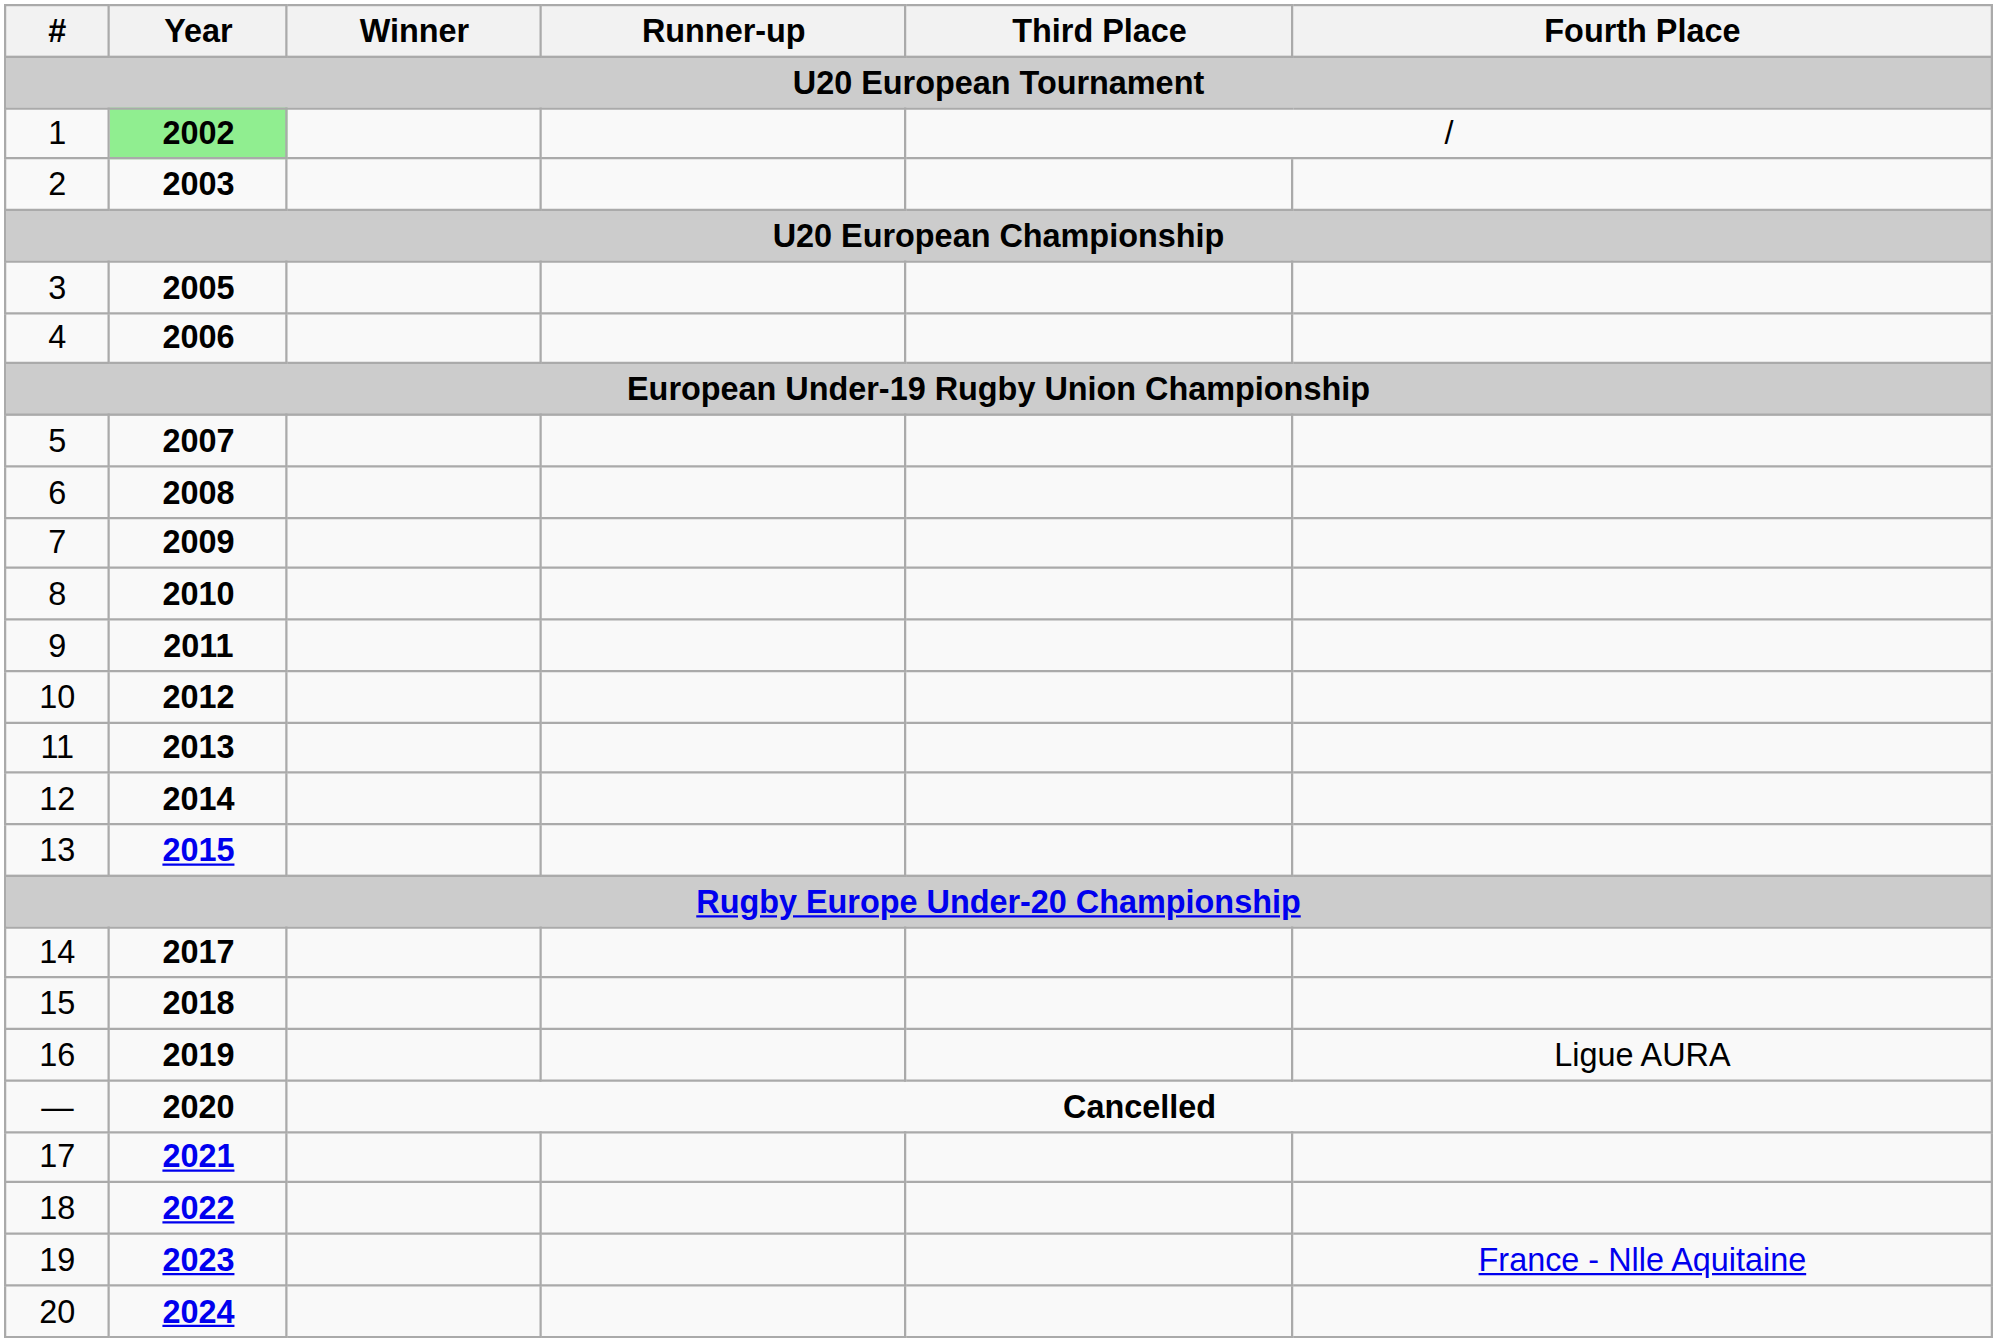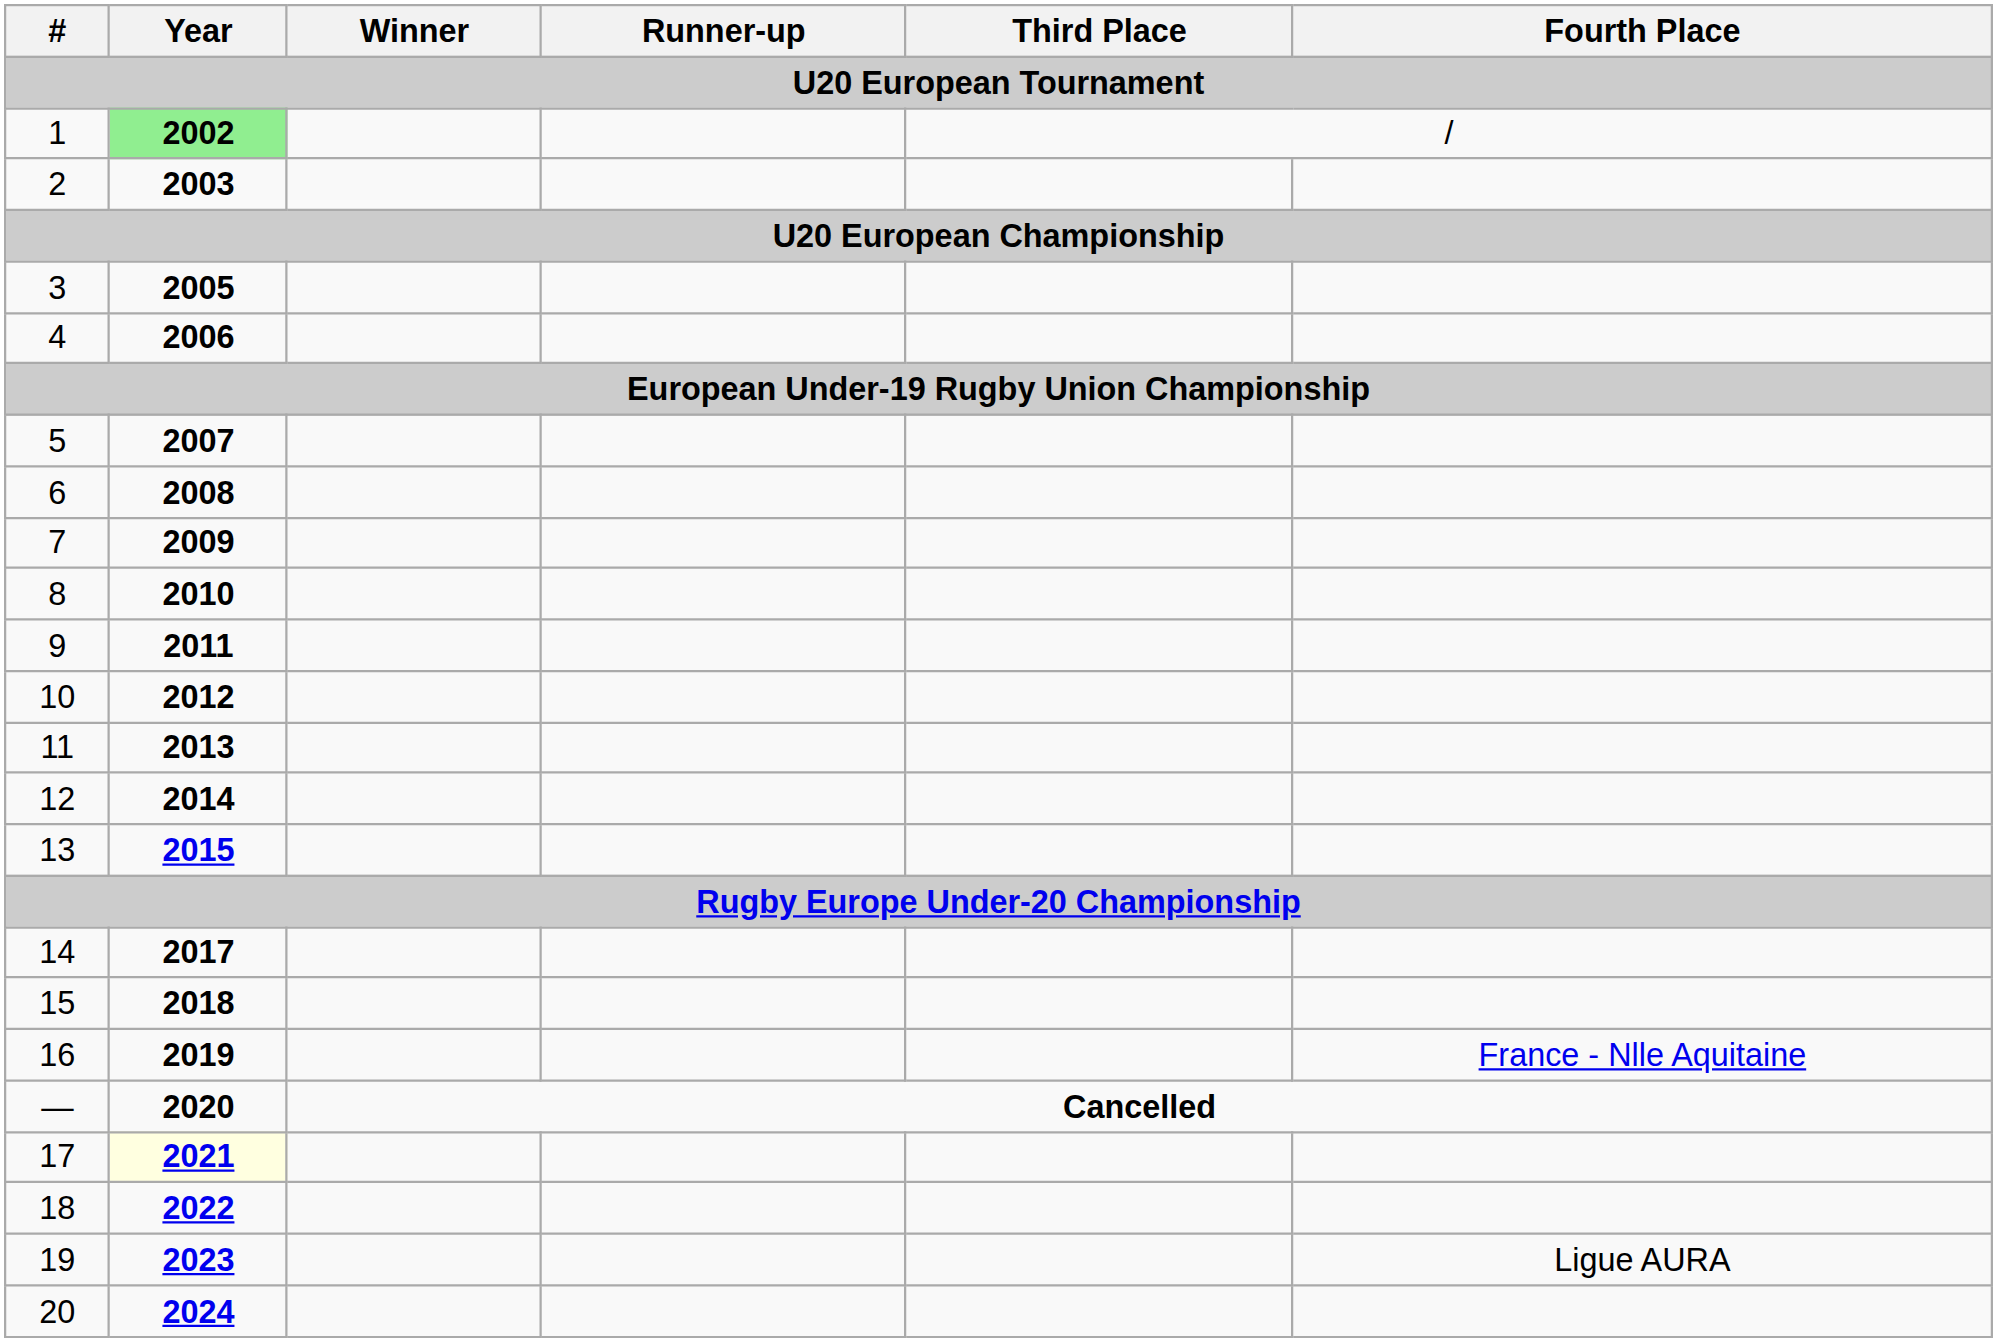(1642, 1055) Ligue AURA -> (1642, 1055) France - Nlle Aquitaine
(198, 1157) no background -> (198, 1157) lightyellow background
(1642, 1260) France - Nlle Aquitaine -> (1642, 1260) Ligue AURA
